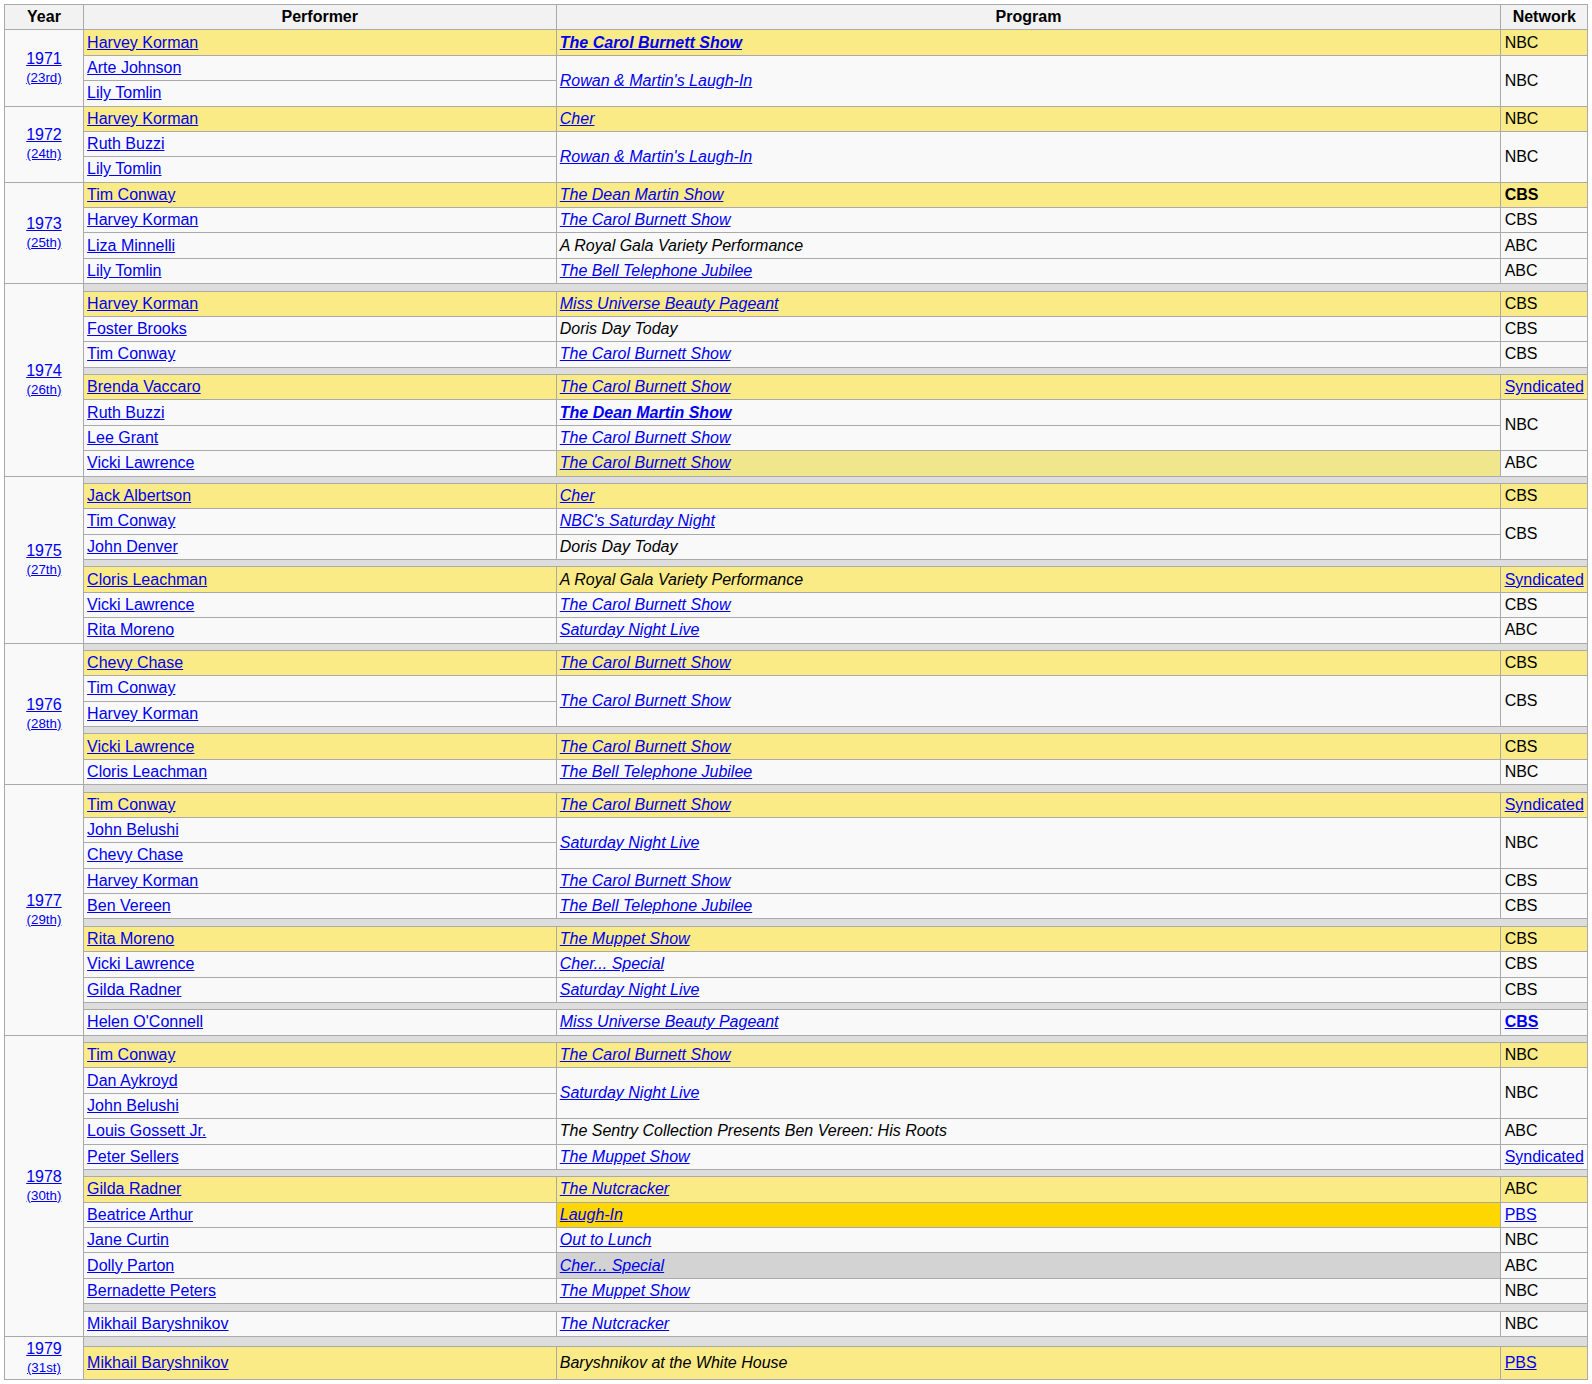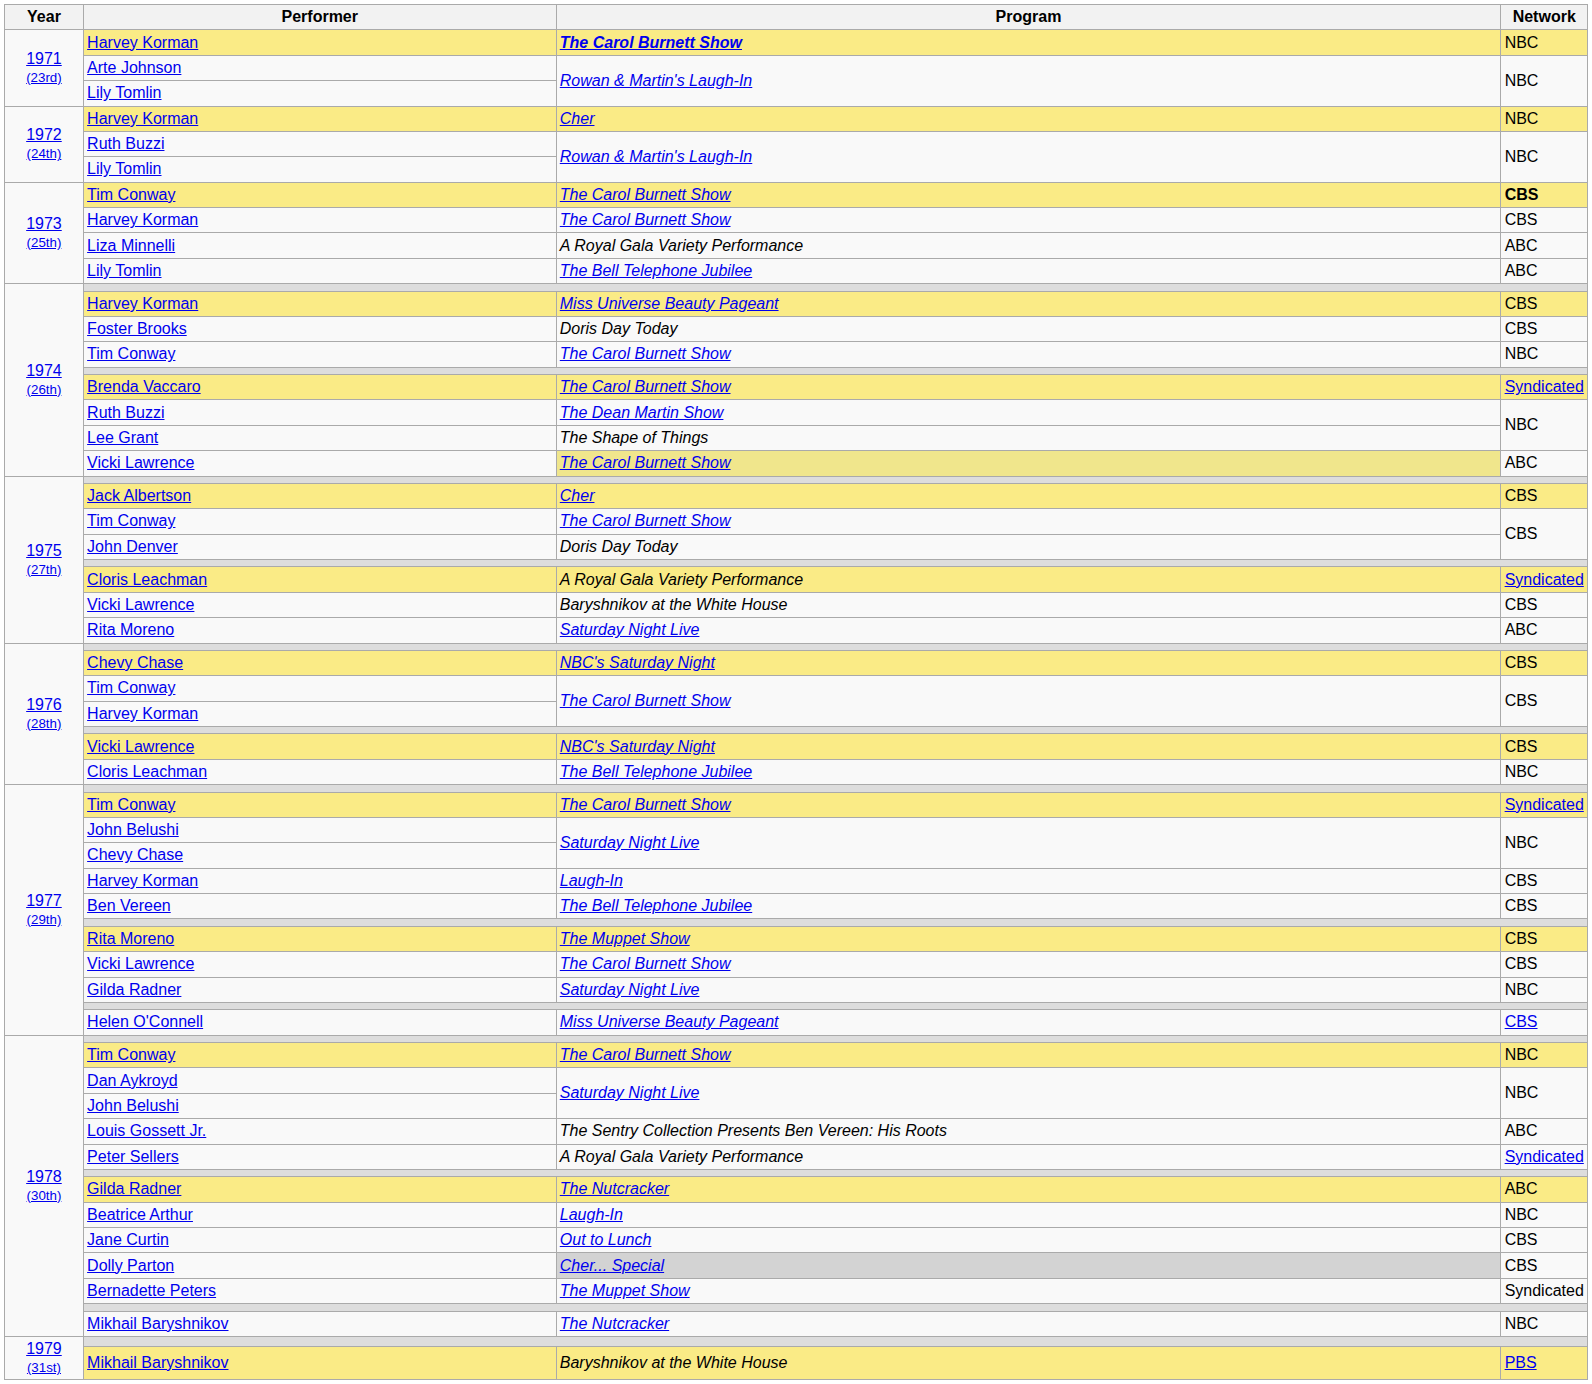(642, 194) The Dean Martin Show -> (645, 194) The Carol Burnett Show
(1521, 354) CBS -> (1522, 354) NBC
(646, 412) bold -> (642, 412) normal
(645, 437) The Carol Burnett Show -> (634, 437) The Shape of Things
(637, 521) NBC's Saturday Night -> (645, 521) The Carol Burnett Show
(645, 604) The Carol Burnett Show -> (674, 604) Baryshnikov at the White House
(645, 663) The Carol Burnett Show -> (637, 663) NBC's Saturday Night
(645, 746) The Carol Burnett Show -> (637, 746) NBC's Saturday Night
(645, 880) The Carol Burnett Show -> (591, 880) Laugh-In
(612, 964) Cher... Special -> (645, 964) The Carol Burnett Show
(1521, 989) CBS -> (1522, 989) NBC
(1522, 1022) bold -> (1521, 1022) normal
(625, 1156) The Muppet Show -> (681, 1156) A Royal Gala Variety Performance
(591, 1214) gold background -> (591, 1214) no background
(1521, 1214) PBS -> (1522, 1214) NBC
(1522, 1240) NBC -> (1521, 1240) CBS
(1521, 1265) ABC -> (1521, 1265) CBS
(1522, 1290) NBC -> (1544, 1290) Syndicated
